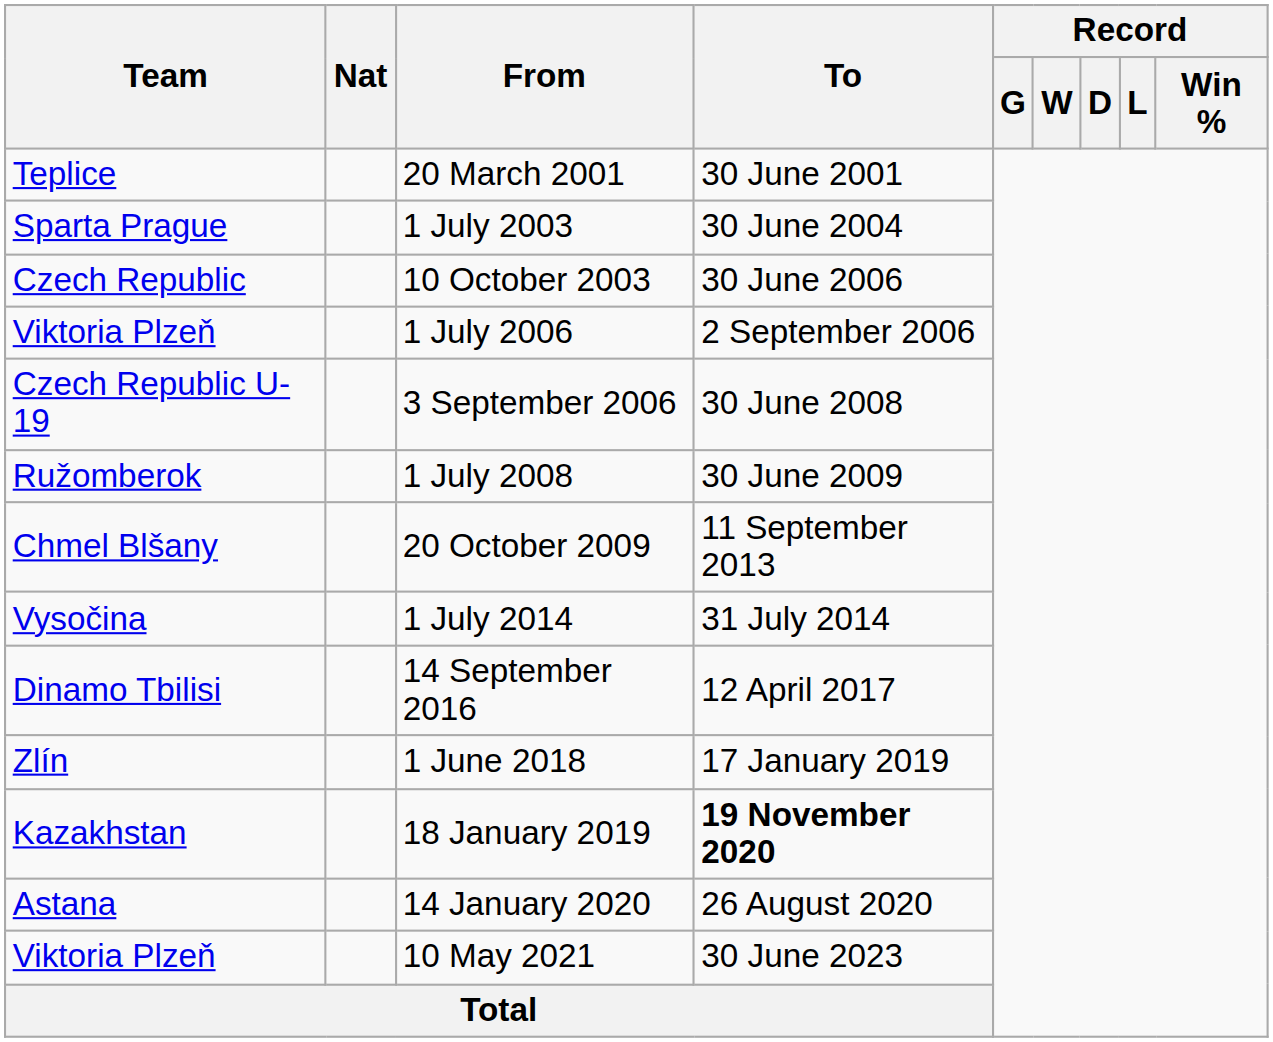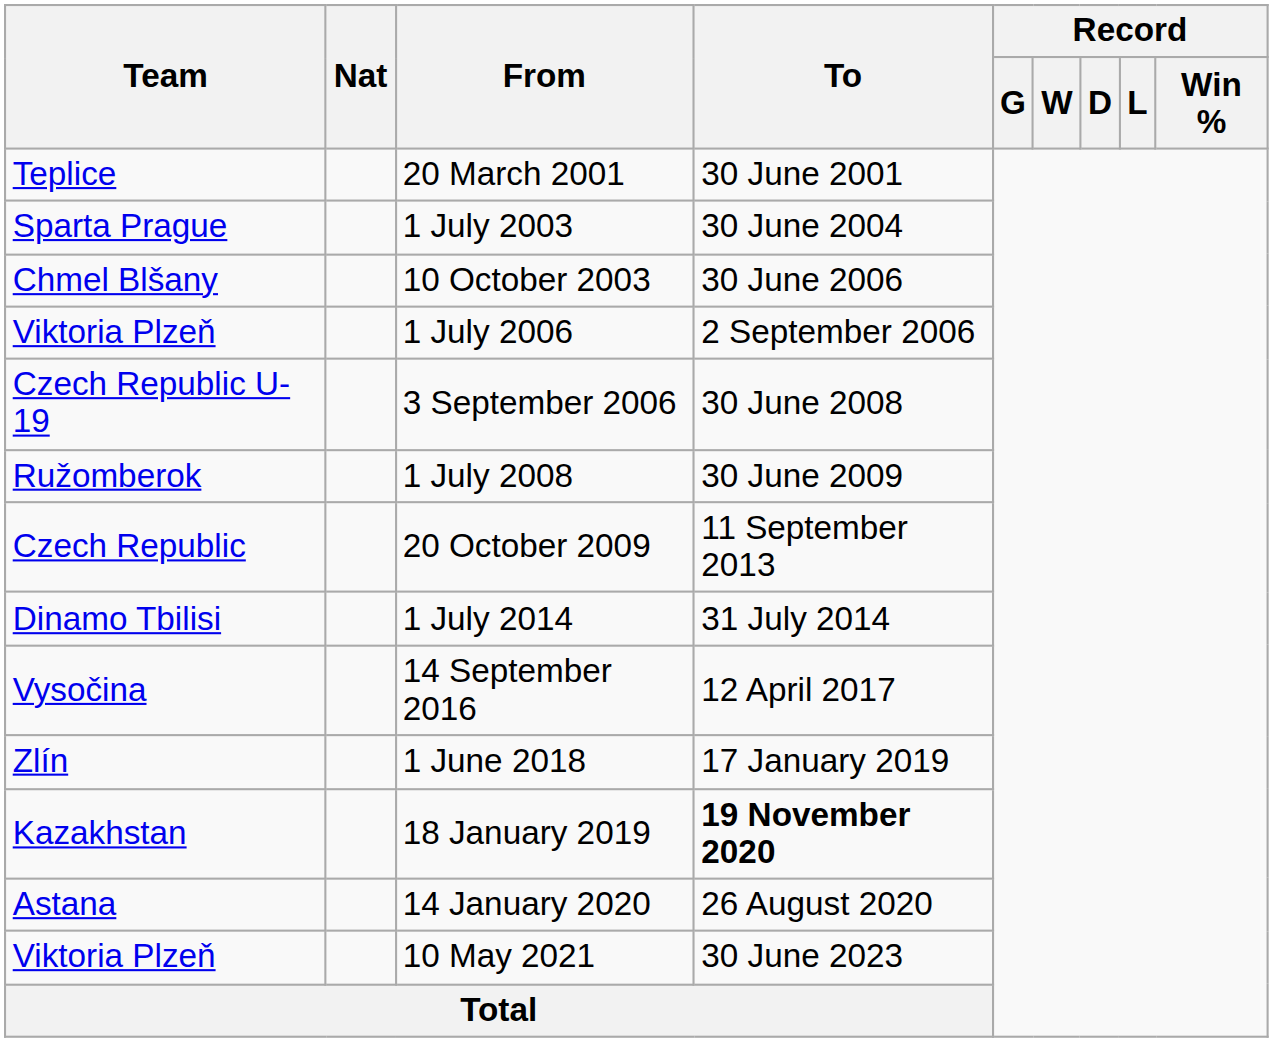(129, 279) Czech Republic -> (115, 279) Chmel Blšany
(115, 546) Chmel Blšany -> (129, 546) Czech Republic
(80, 618) Vysočina -> (117, 618) Dinamo Tbilisi
(117, 689) Dinamo Tbilisi -> (80, 689) Vysočina
